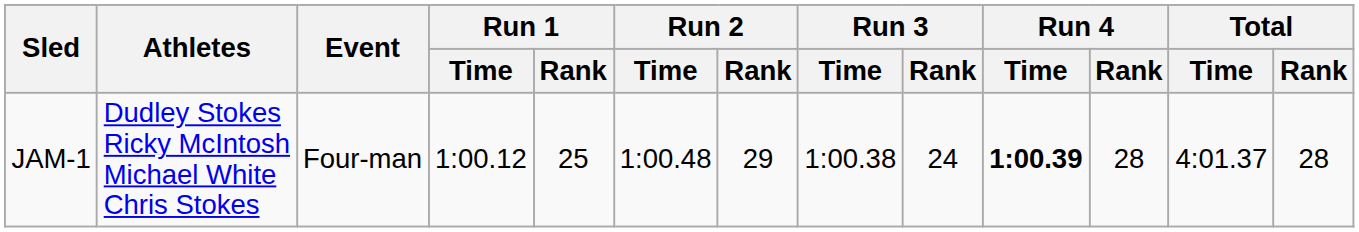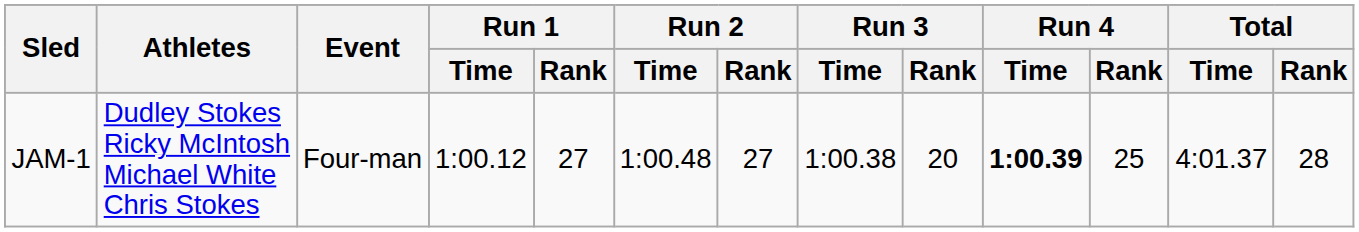(573, 160) 25 -> (573, 160) 27
(758, 160) 29 -> (758, 160) 27
(943, 160) 24 -> (943, 160) 20
(1129, 160) 28 -> (1129, 160) 25
